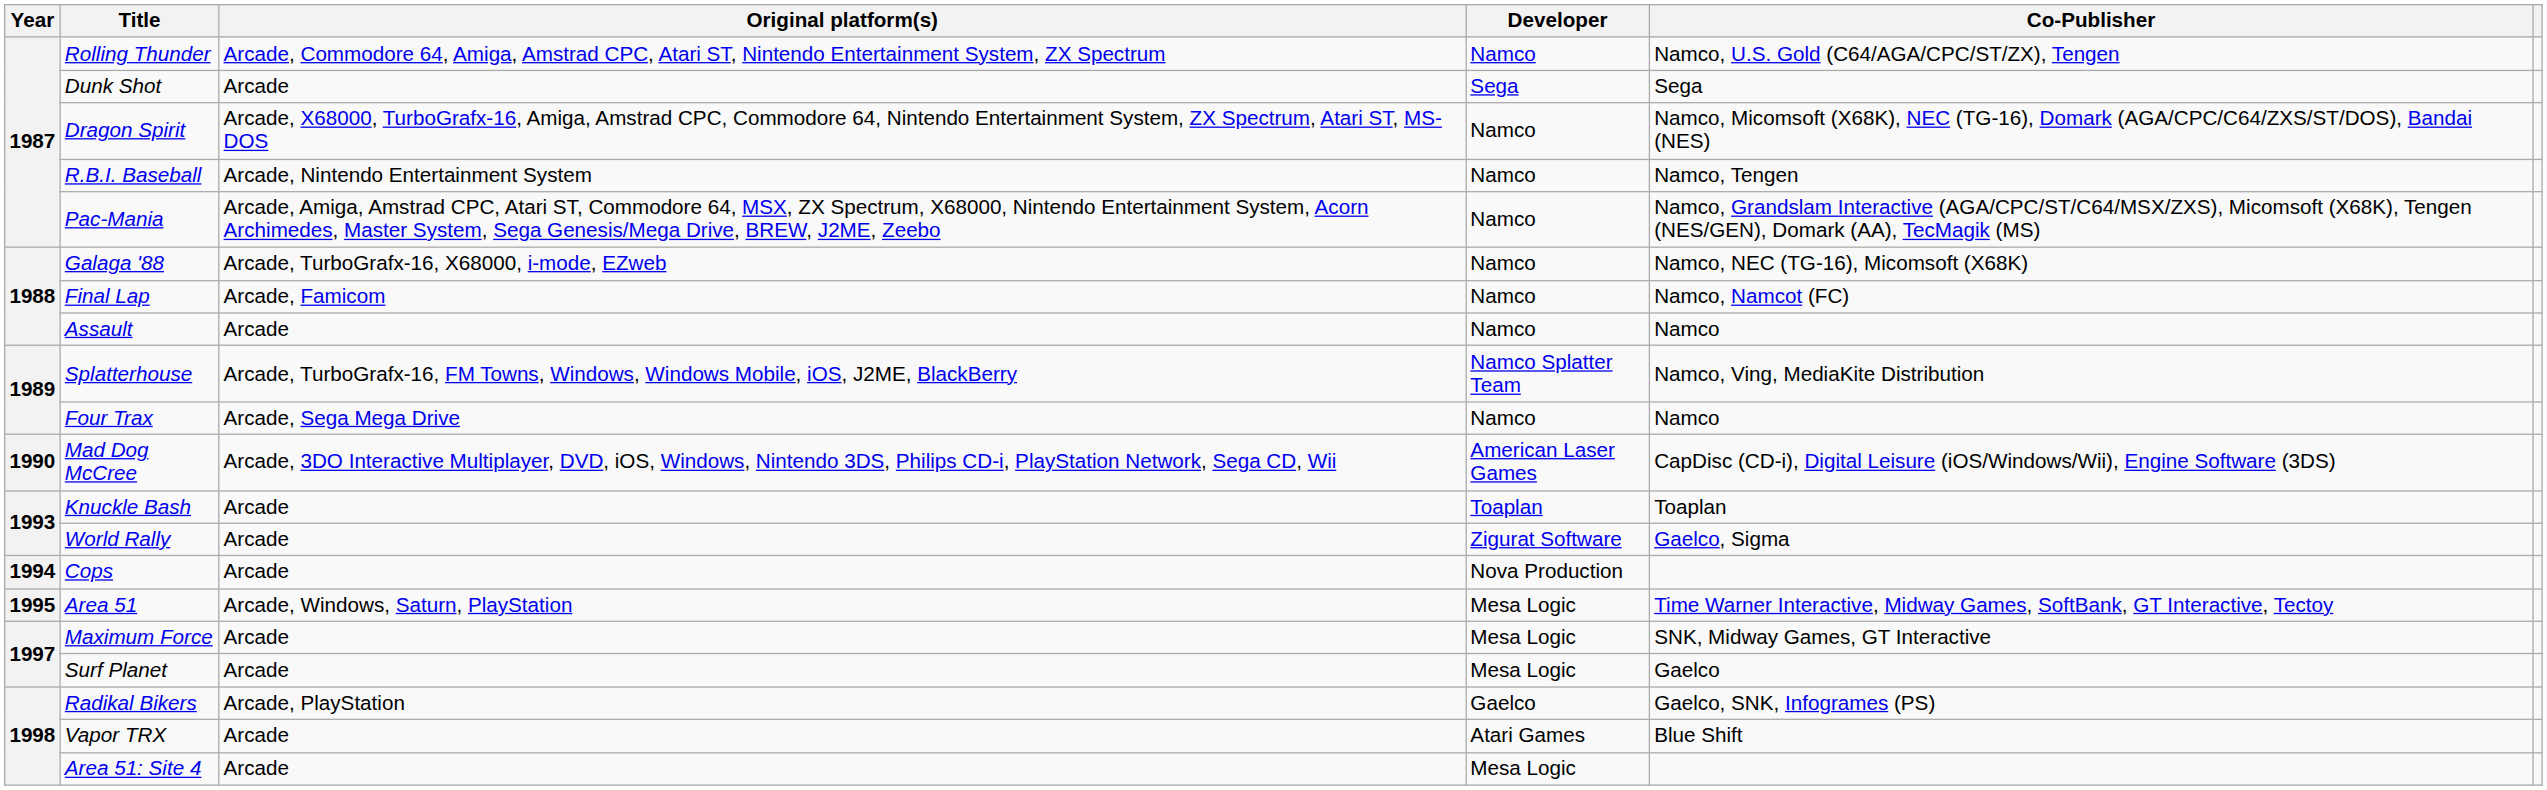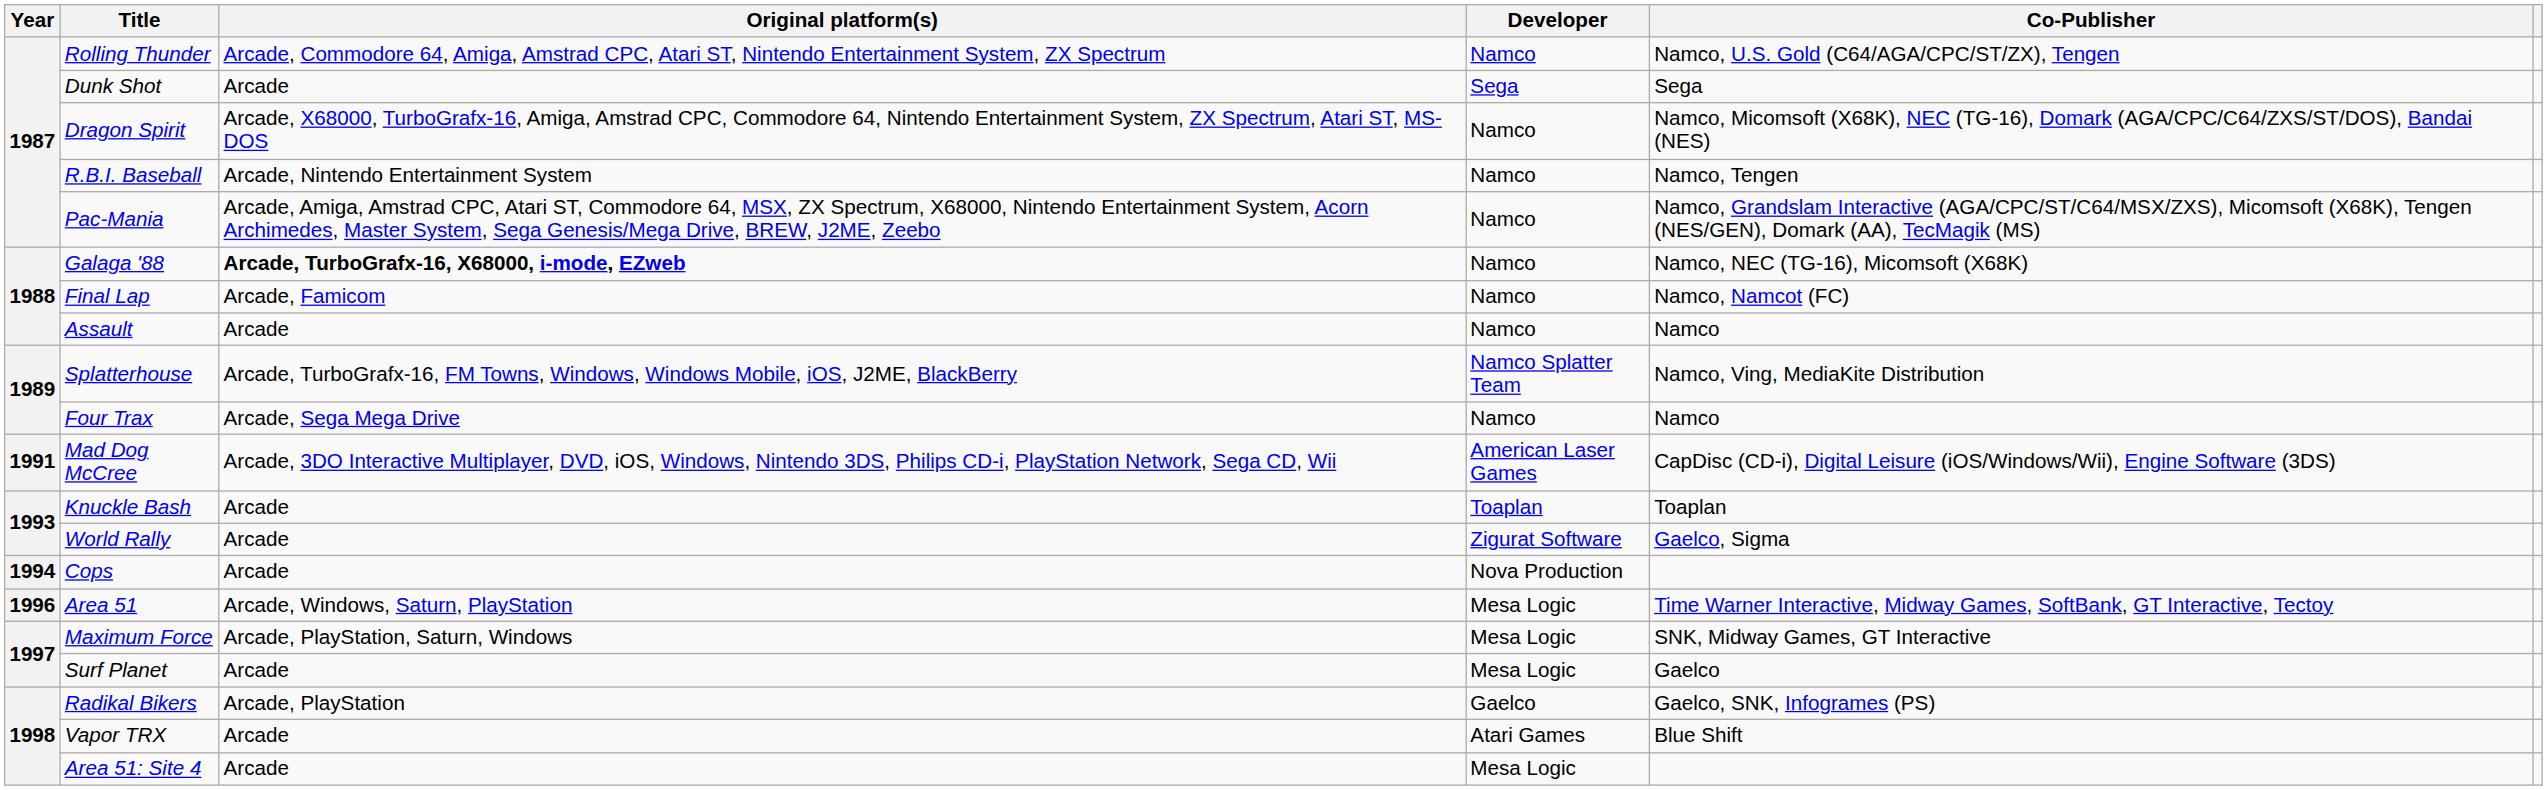(445, 263) normal -> (455, 263) bold
(32, 462) 1990 -> (32, 462) 1991
(32, 604) 1995 -> (32, 604) 1996
(256, 637) Arcade -> (398, 637) Arcade, PlayStation, Saturn, Windows
